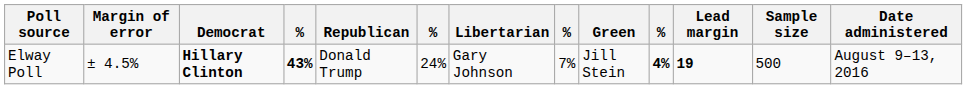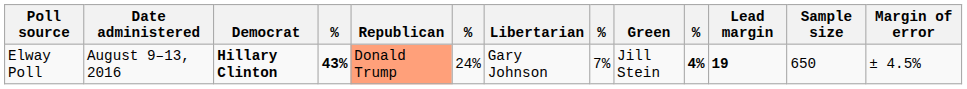columns swapped: (896, 24) <-> (131, 24)
(345, 64) no background -> (380, 64) lightsalmon background
(768, 64) 500 -> (803, 64) 650
